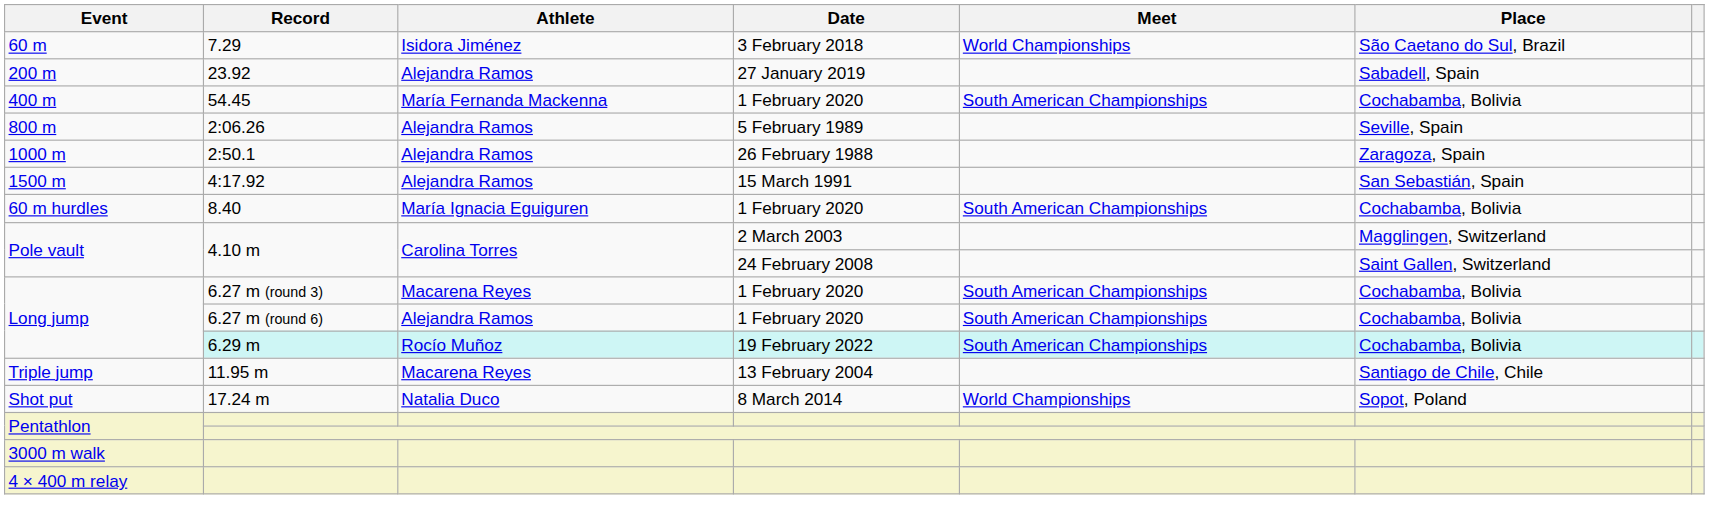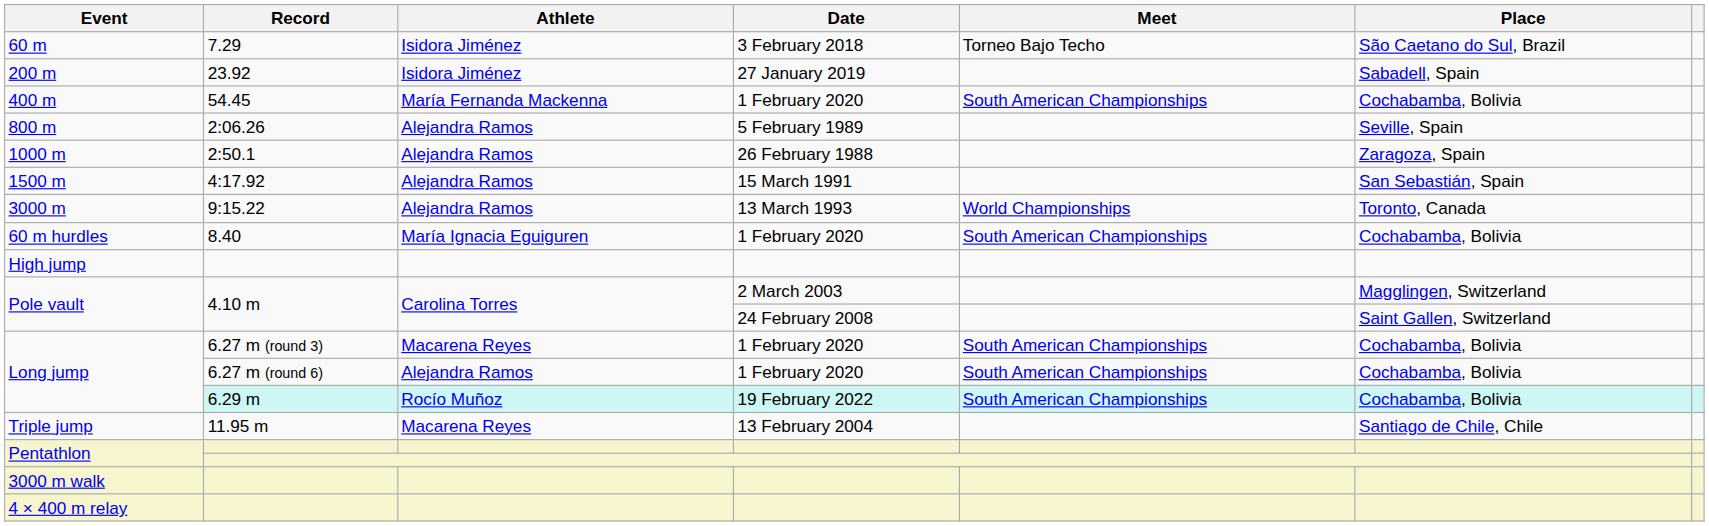(1047, 46) World Championships -> (1034, 46) Torneo Bajo Techo
(467, 73) Alejandra Ramos -> (461, 73) Isidora Jiménez
+ row: (37, 209)
+ row: (47, 263)
- row: (41, 399)
